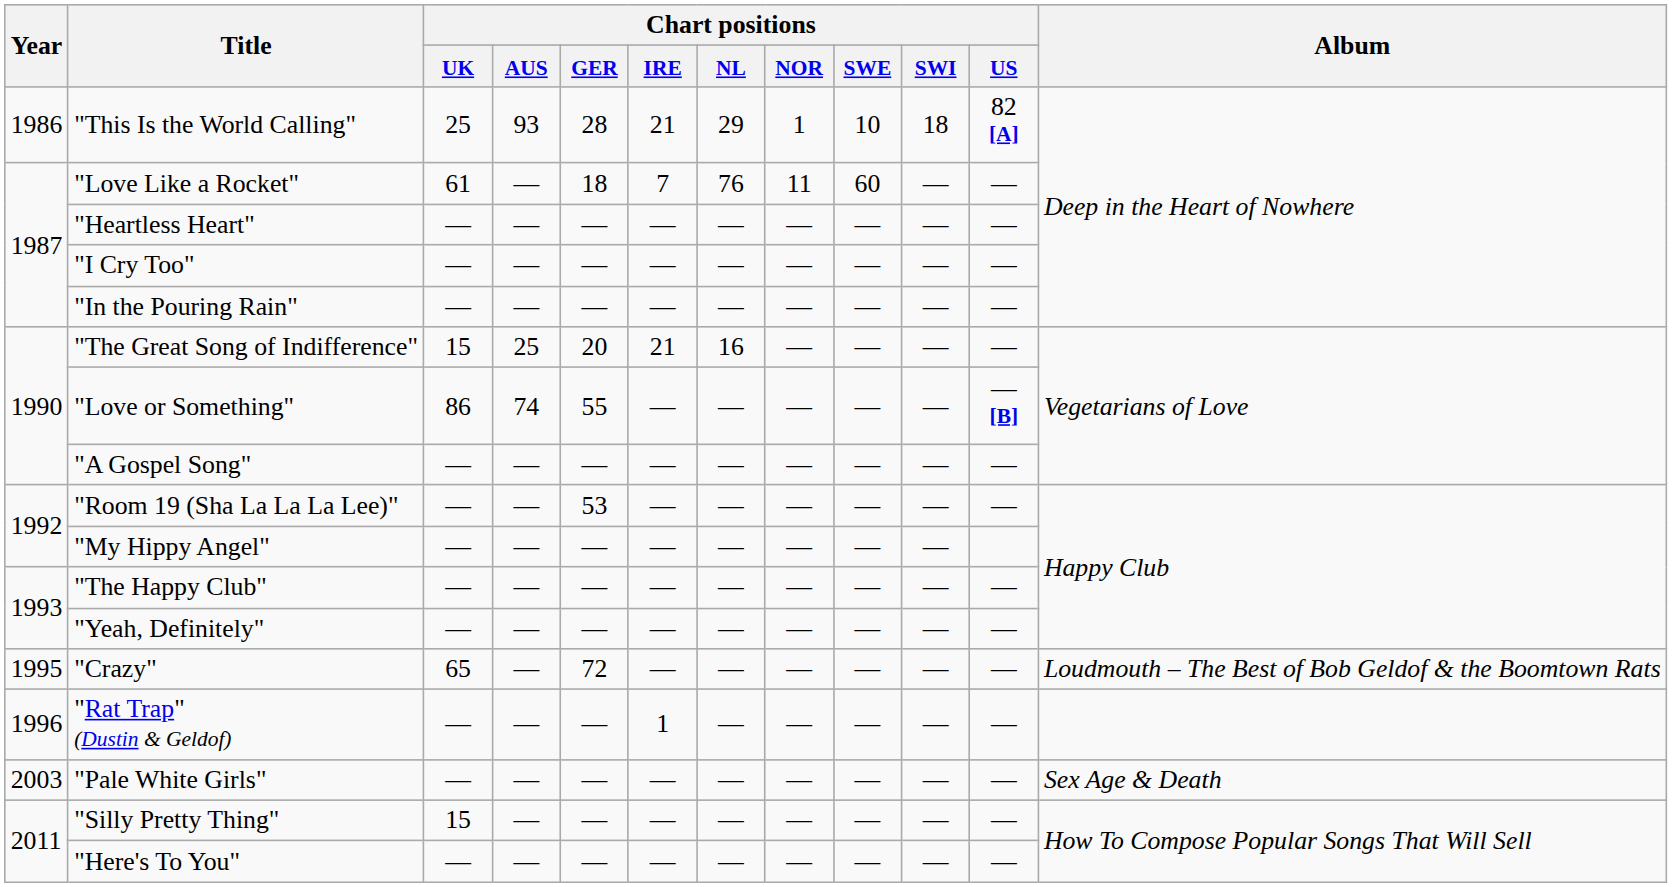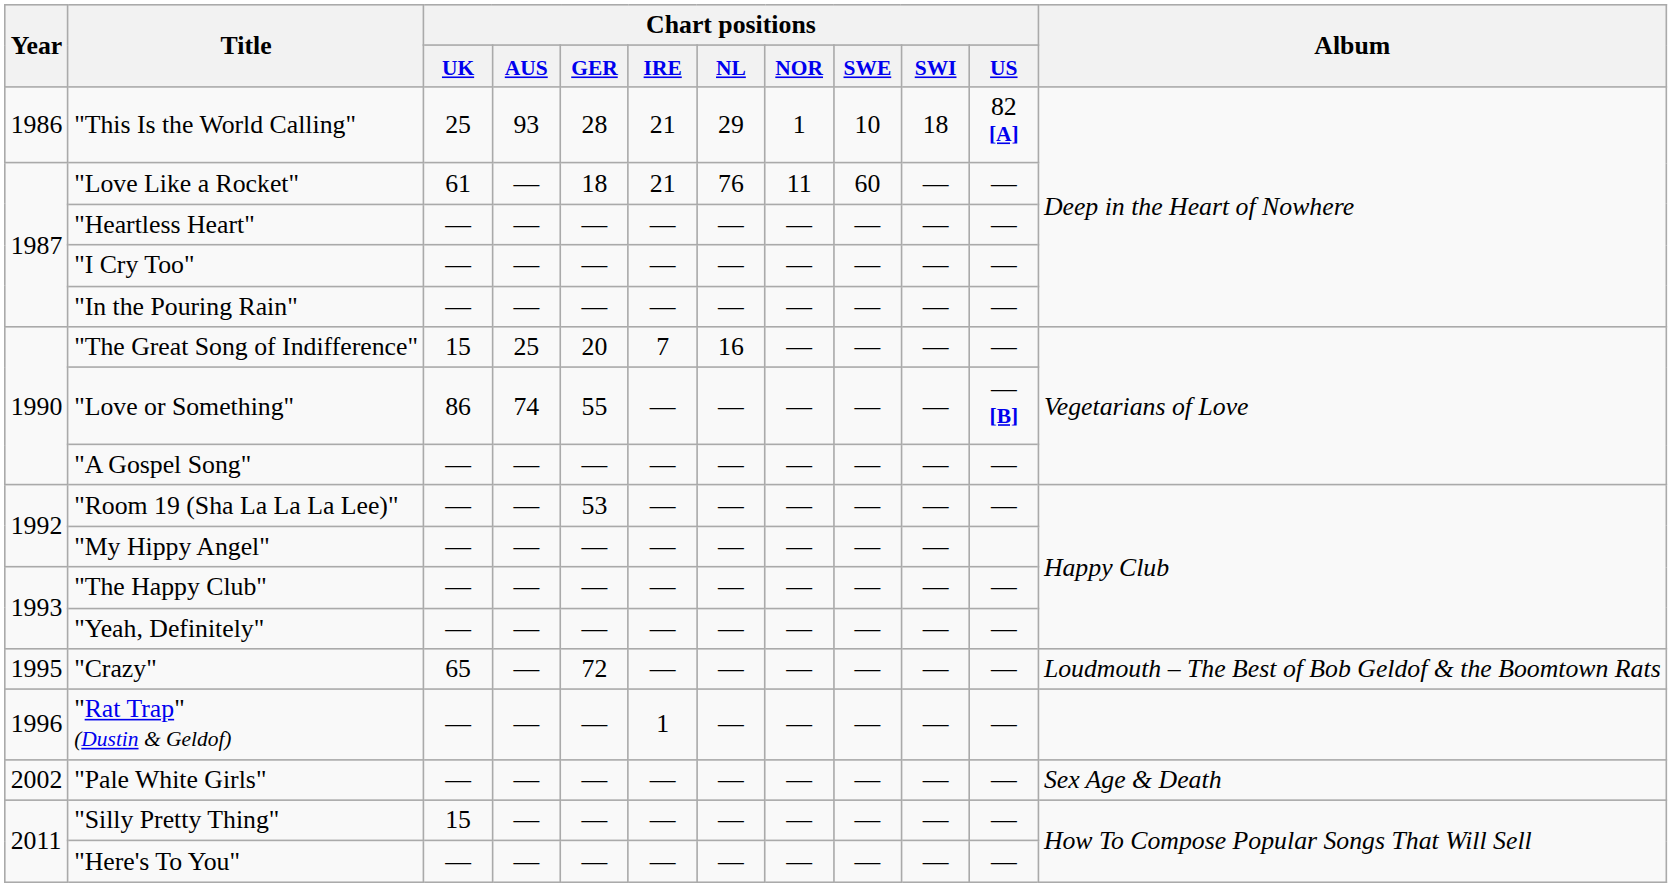(663, 183) 7 -> (663, 183) 21
(663, 346) 21 -> (663, 346) 7
(37, 779) 2003 -> (37, 779) 2002
